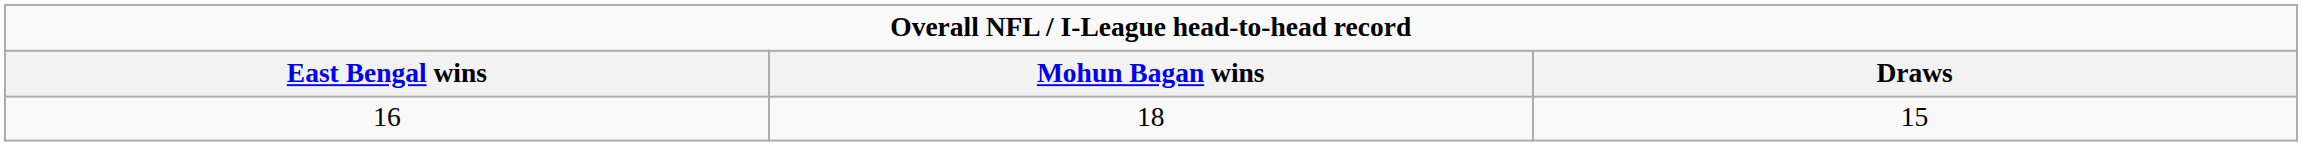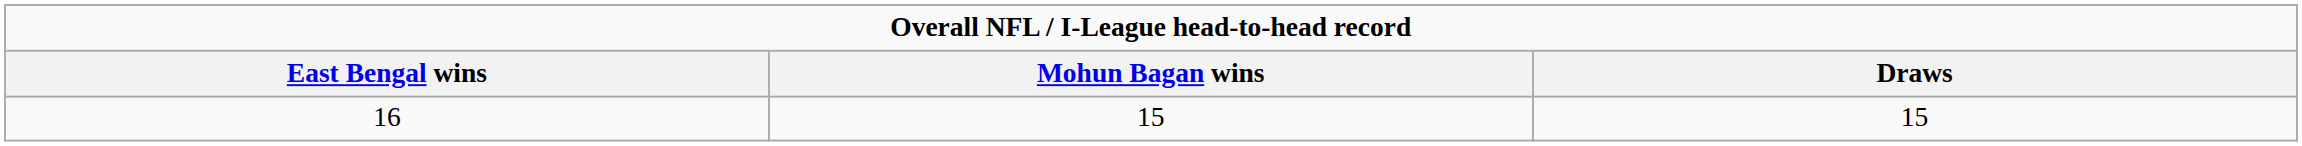(1151, 118) 18 -> (1151, 118) 15
